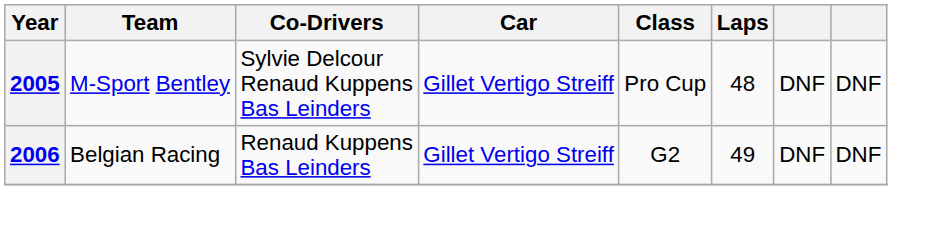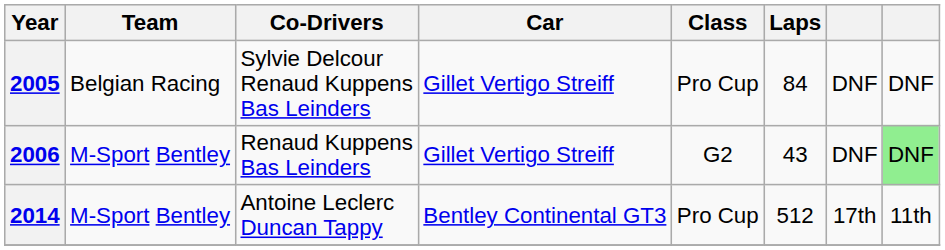(150, 83) M-Sport Bentley -> (145, 83) Belgian Racing
(743, 83) 48 -> (795, 83) 84
(145, 155) Belgian Racing -> (150, 155) M-Sport Bentley
(743, 155) 49 -> (795, 155) 43
(858, 155) no background -> (911, 155) lightgreen background
+ row: (35, 215)
